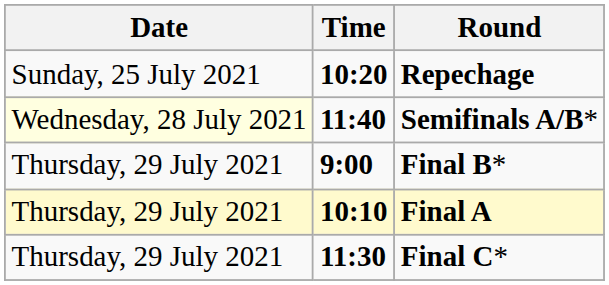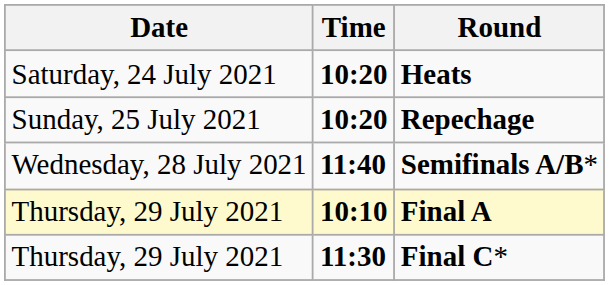+ row: (436, 73)
(159, 119) lightyellow background -> (159, 165) no background
- row: (454, 165)
